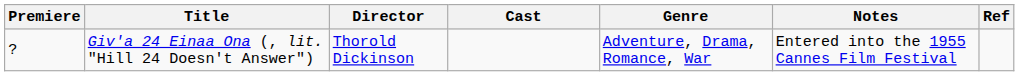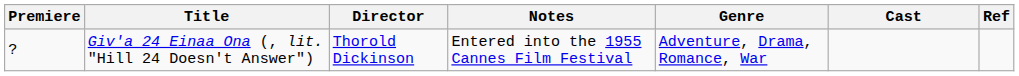columns swapped: (523, 17) <-> (876, 17)
